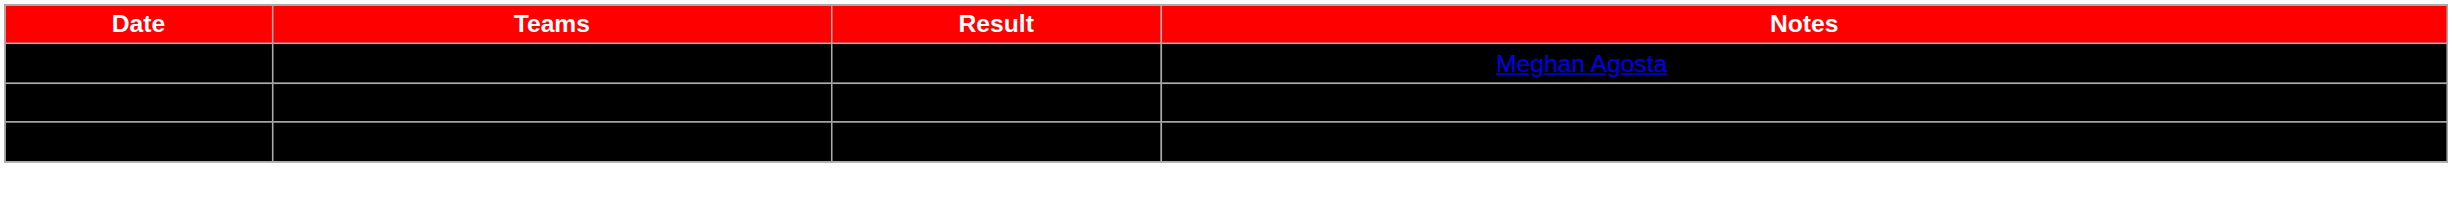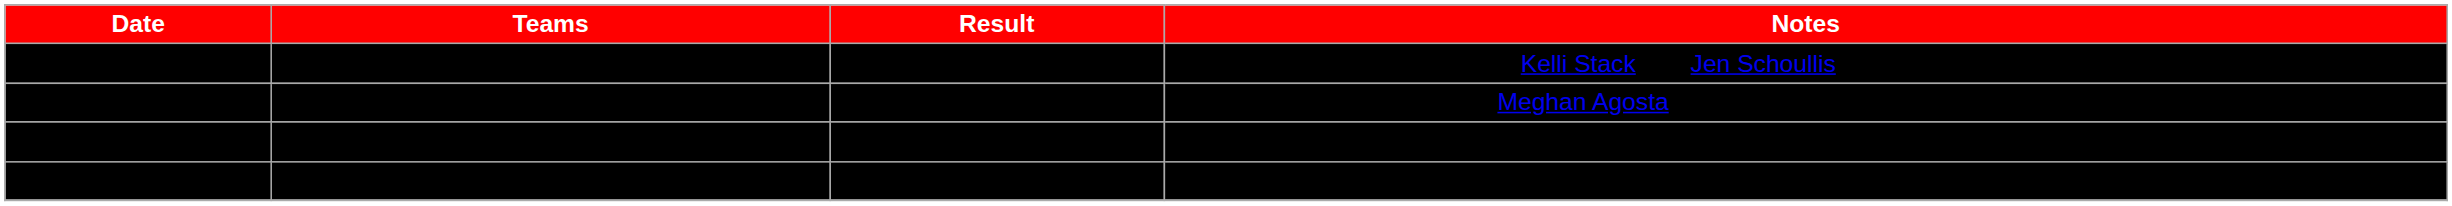+ row: (551, 63)
(996, 63) normal -> (997, 102) bold
